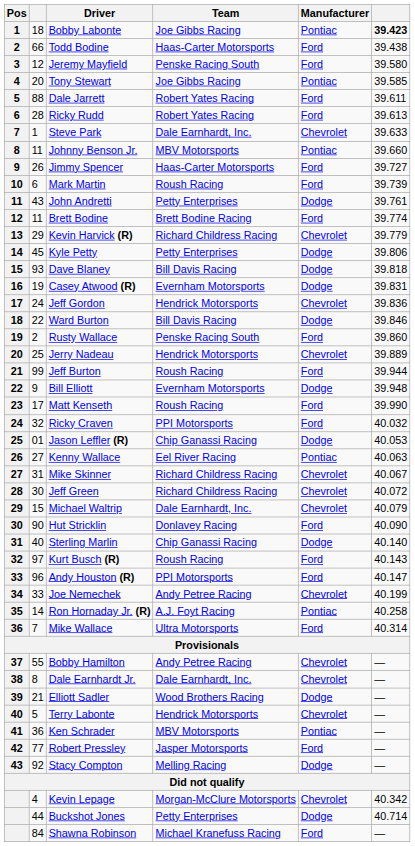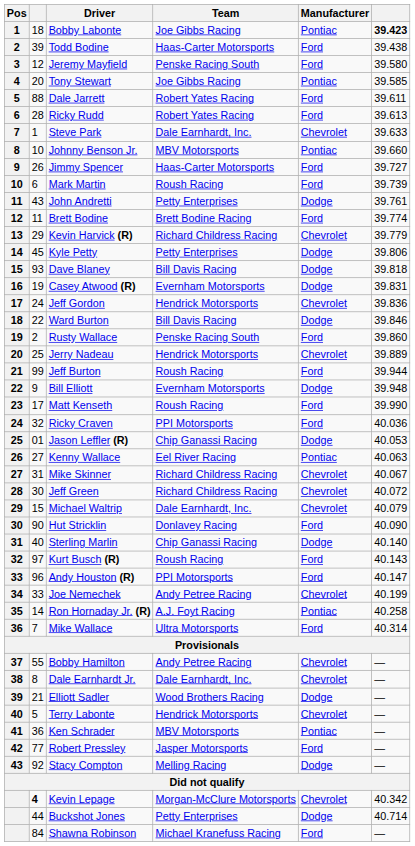(38, 47) 66 -> (38, 47) 39
(37, 150) 11 -> (38, 150) 10
(391, 423) 40.032 -> (391, 423) 40.036
(35, 799) normal -> (35, 799) bold
